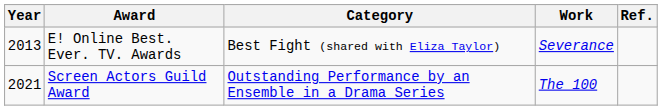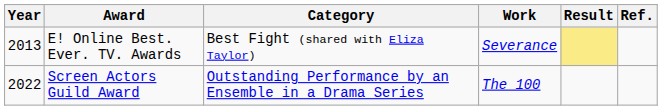+ column: (589, 16)
(25, 85) 2021 -> (25, 85) 2022
